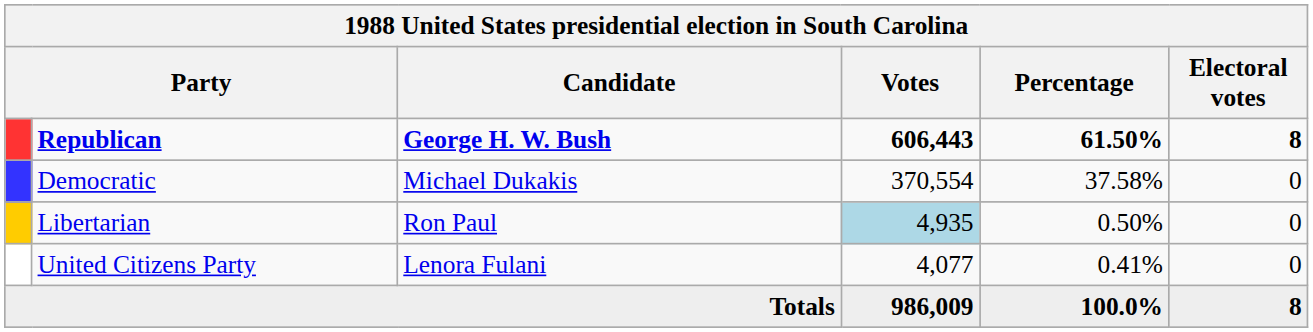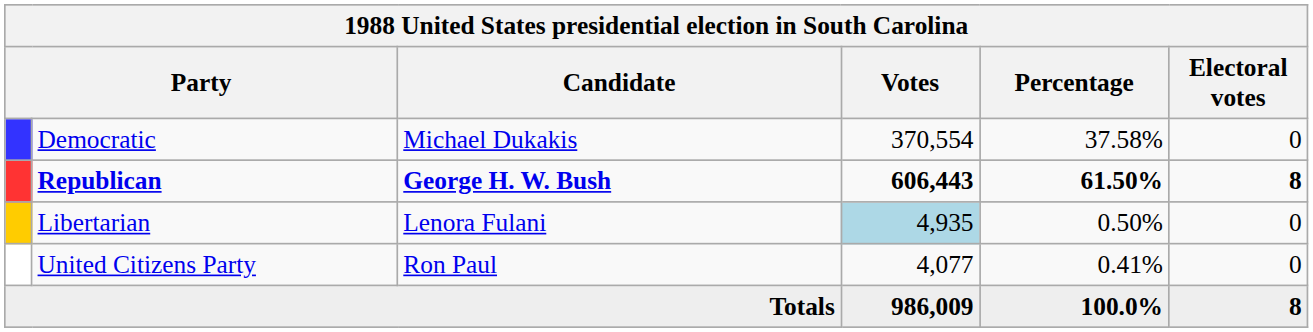rows swapped: (100, 139) <-> (97, 181)
(450, 223) Ron Paul -> (475, 223) Lenora Fulani
(475, 264) Lenora Fulani -> (450, 264) Ron Paul
